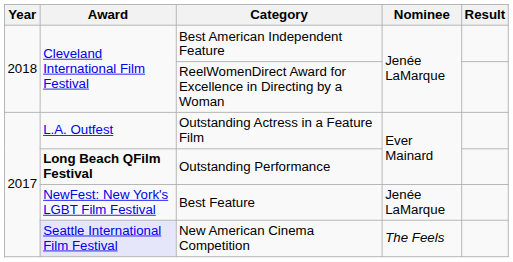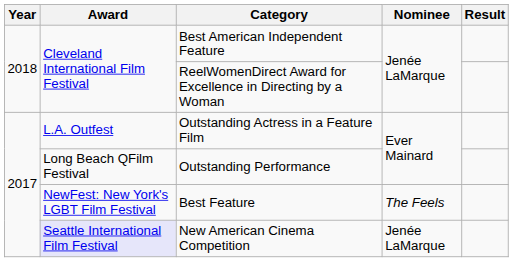(102, 166) bold -> (98, 166) normal
(415, 202) Jenée LaMarque -> (415, 202) The Feels
(415, 238) The Feels -> (415, 238) Jenée LaMarque
